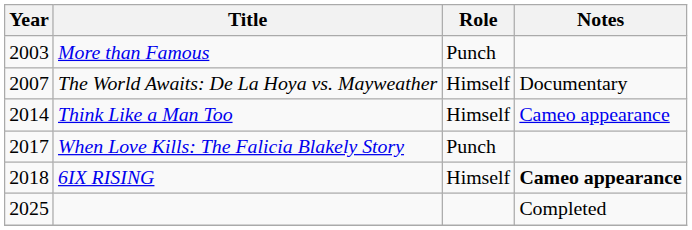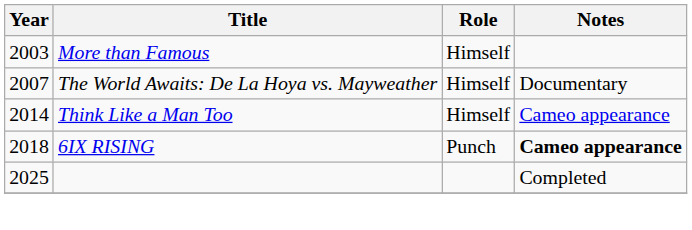(471, 51) Punch -> (478, 51) Himself
- row: (29, 146)
(478, 177) Himself -> (471, 146) Punch
